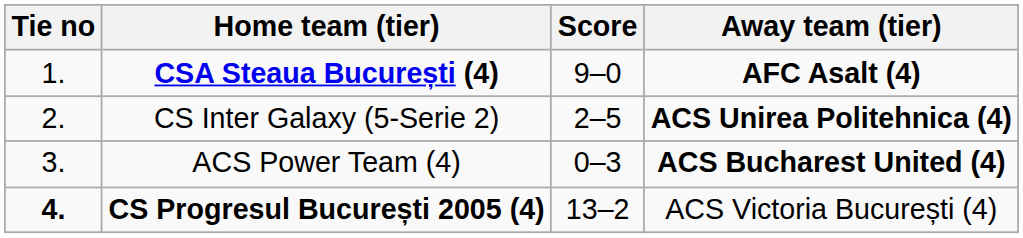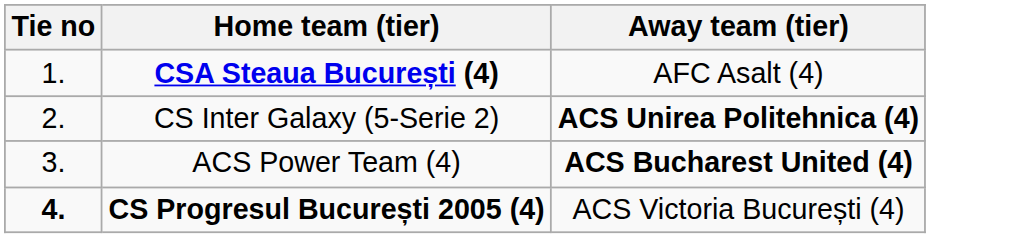- column: (598, 27)
(831, 72) bold -> (738, 72) normal
